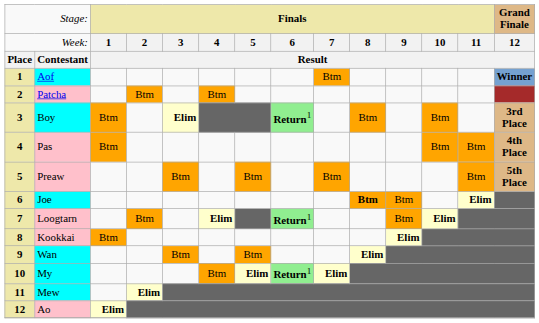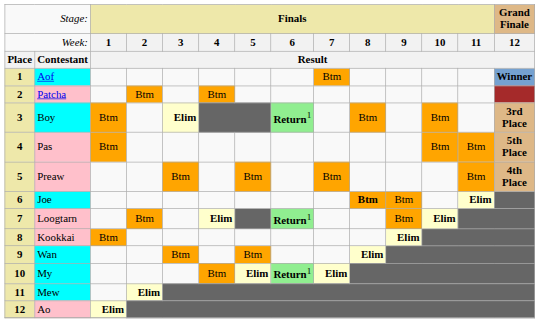(514, 147) 4th Place -> (514, 147) 5th Place
(514, 176) 5th Place -> (514, 176) 4th Place
